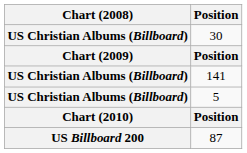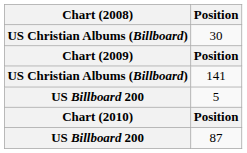(98, 96) US Christian Albums (Billboard) -> (98, 96) US Billboard 200
